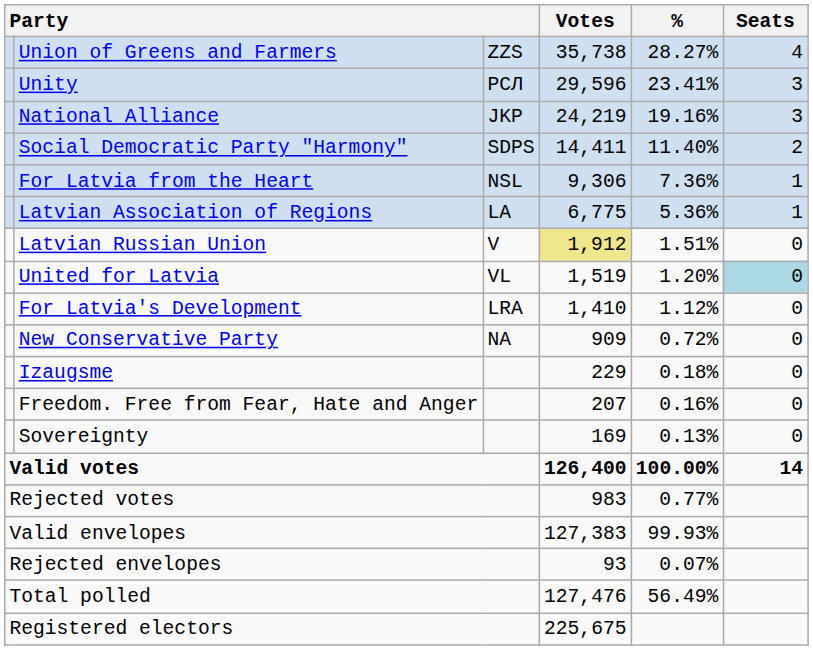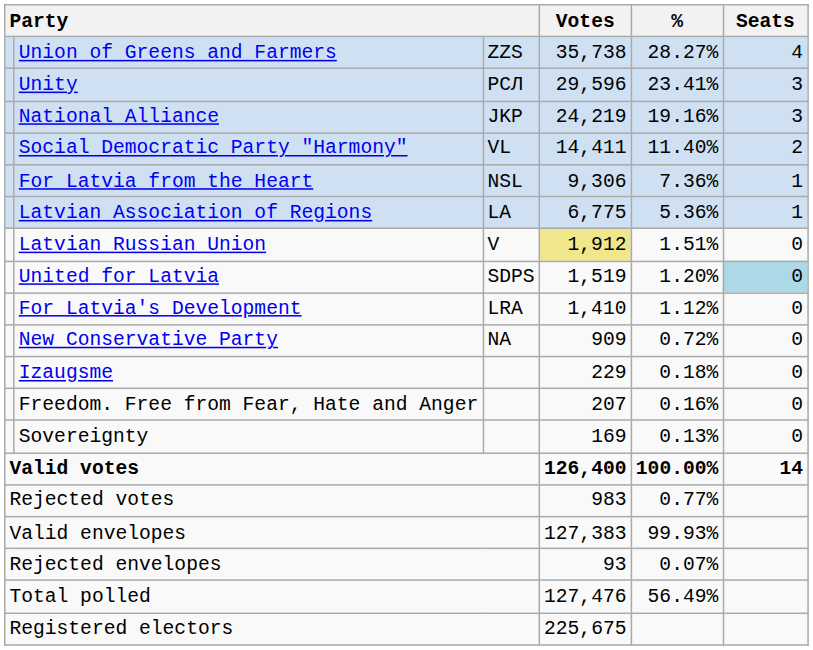(511, 149) SDPS -> (499, 149) VL
(499, 277) VL -> (511, 277) SDPS
